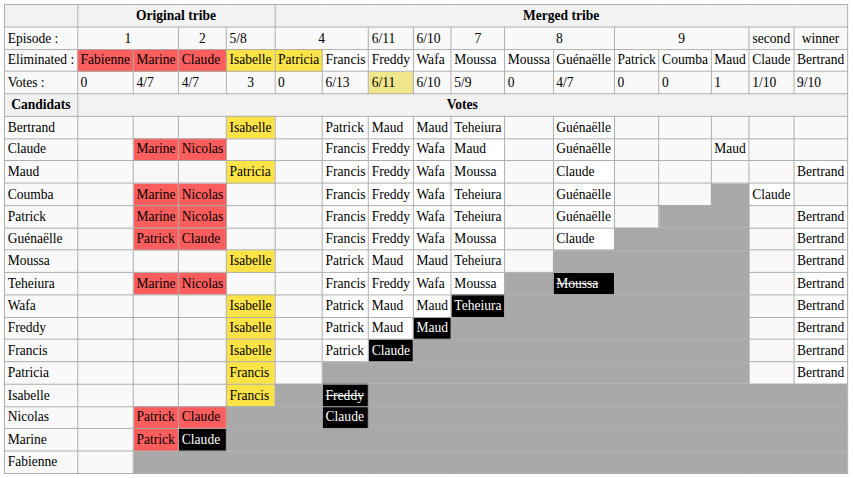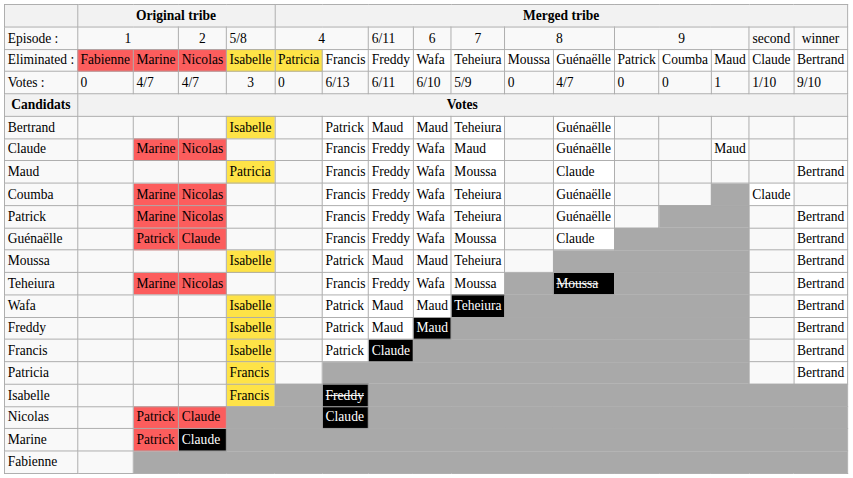(428, 38) 6/10 -> (432, 38) 6
(201, 60) Claude -> (203, 60) Nicolas
(475, 60) Moussa -> (478, 60) Teheiura
(384, 83) khaki background -> (384, 83) no background
